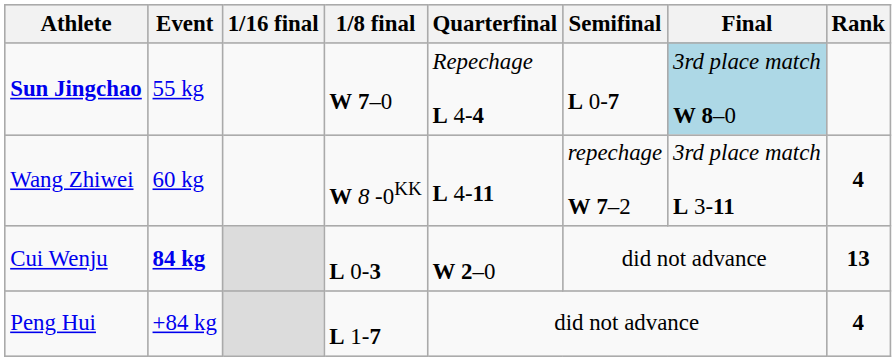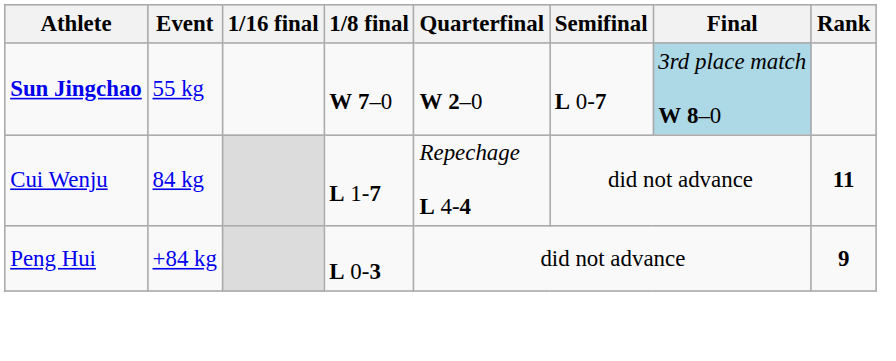(483, 88) Repechage L 4-4 -> (451, 102) W 2–0
- row: (72, 180)
(179, 258) bold -> (178, 180) normal
(355, 272) L 0-3 -> (355, 193) L 1-7
(464, 272) W 2–0 -> (470, 180) Repechage L 4-4
(858, 258) 13 -> (844, 180) 11
(355, 337) L 1-7 -> (355, 272) L 0-3
(858, 323) 4 -> (844, 258) 9
